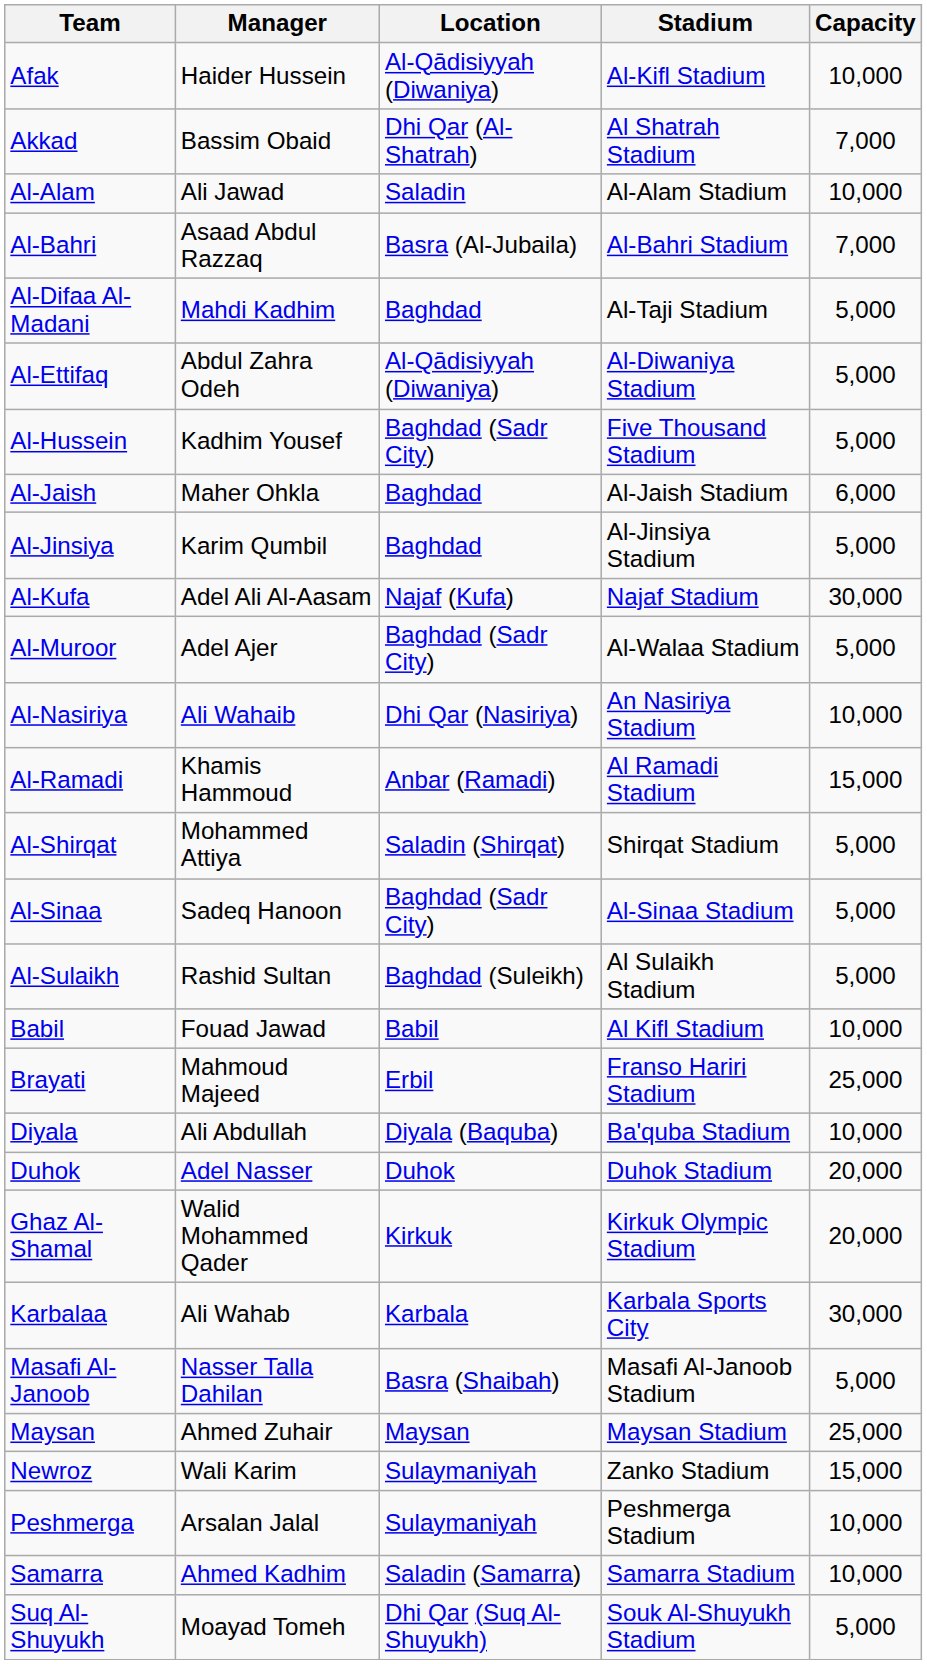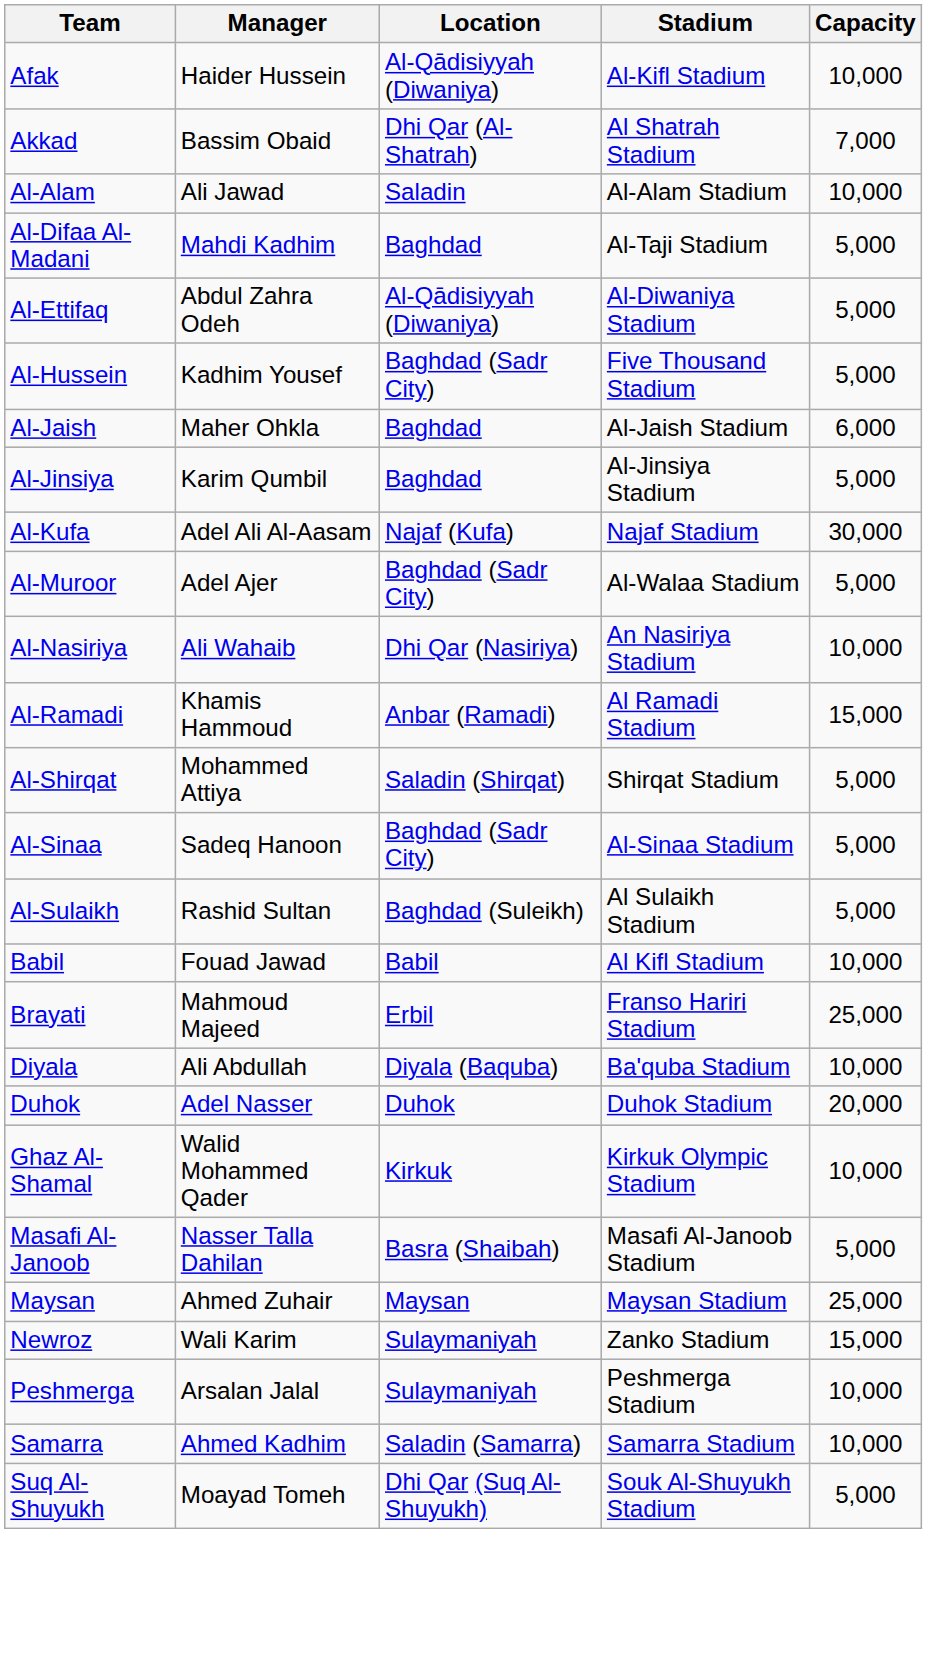- row: (53, 244)
(865, 1235) 20,000 -> (865, 1170) 10,000
- row: (59, 1315)
